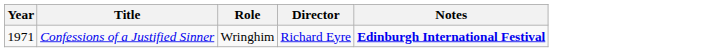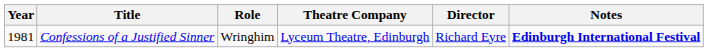+ column: (355, 15)
(21, 36) 1971 -> (21, 36) 1981
